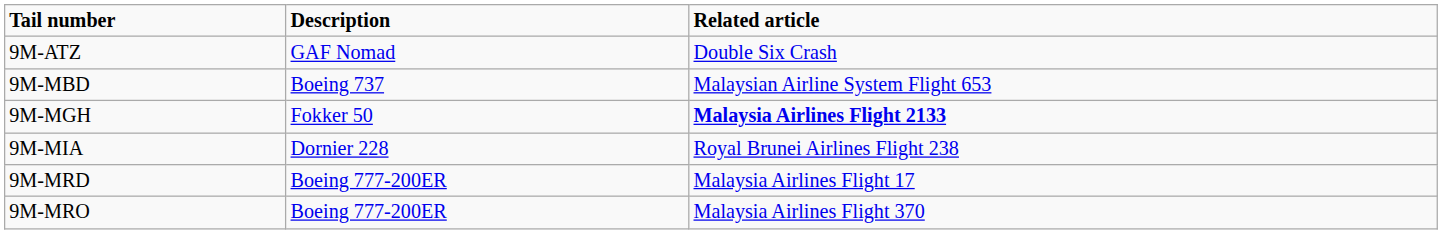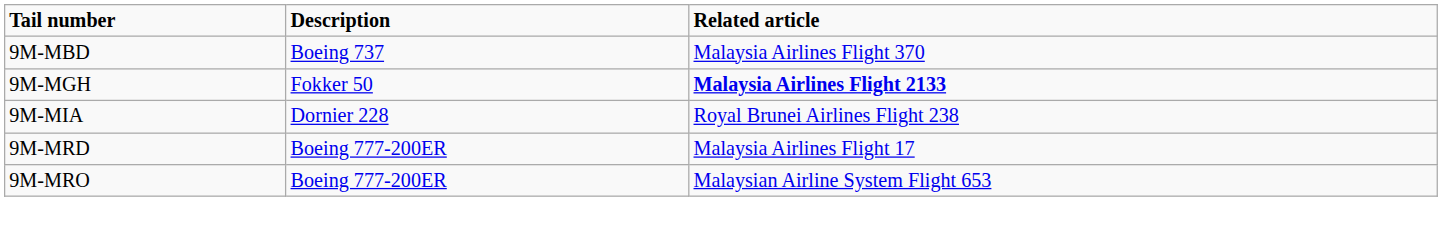- row: (45, 52)
(842, 84) Malaysian Airline System Flight 653 -> (809, 52) Malaysia Airlines Flight 370
(809, 212) Malaysia Airlines Flight 370 -> (842, 180) Malaysian Airline System Flight 653
